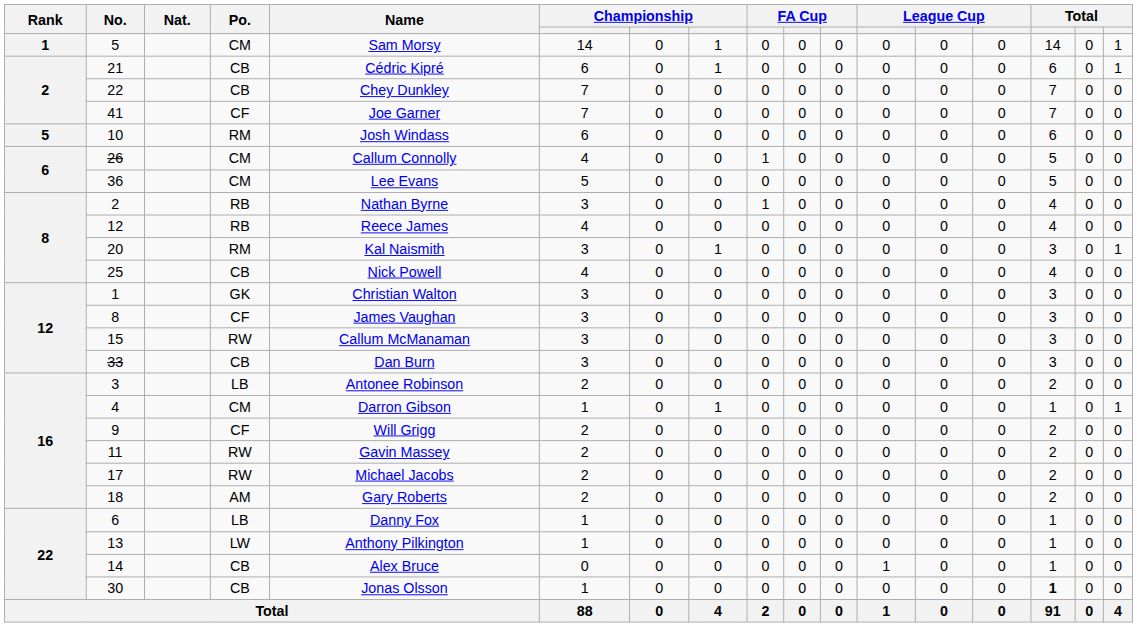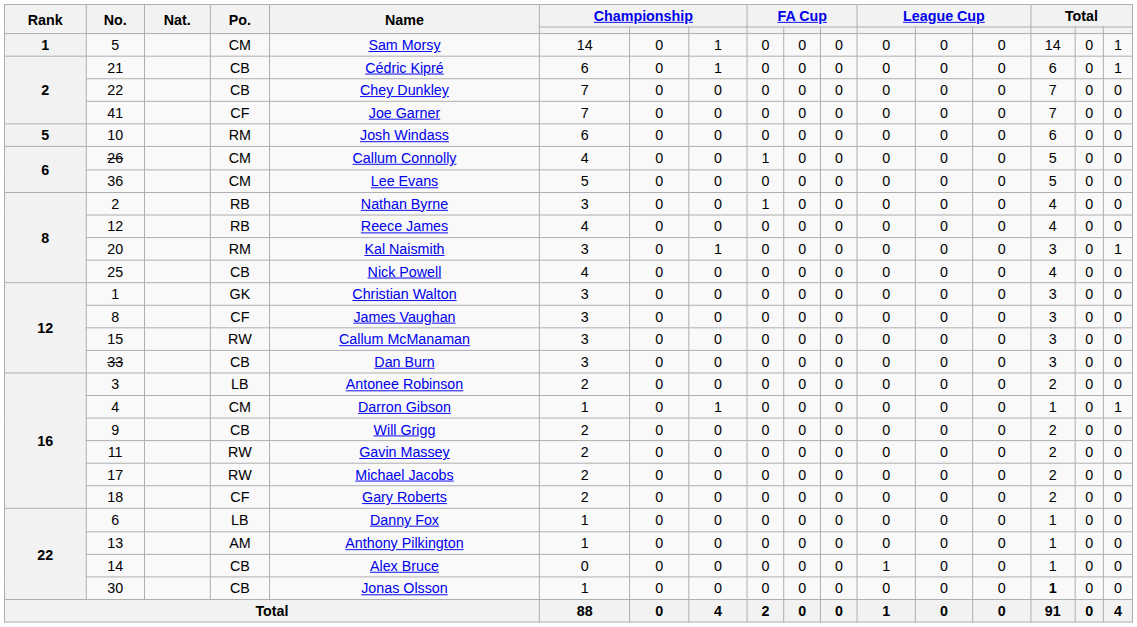(240, 430) CF -> (240, 430) CB
(240, 498) AM -> (240, 498) CF
(240, 543) LW -> (240, 543) AM
